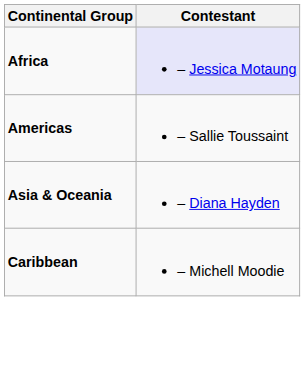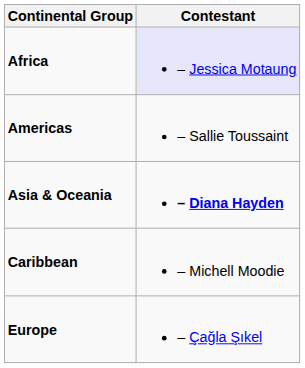(218, 203) normal -> (218, 203) bold
+ row: (32, 329)
